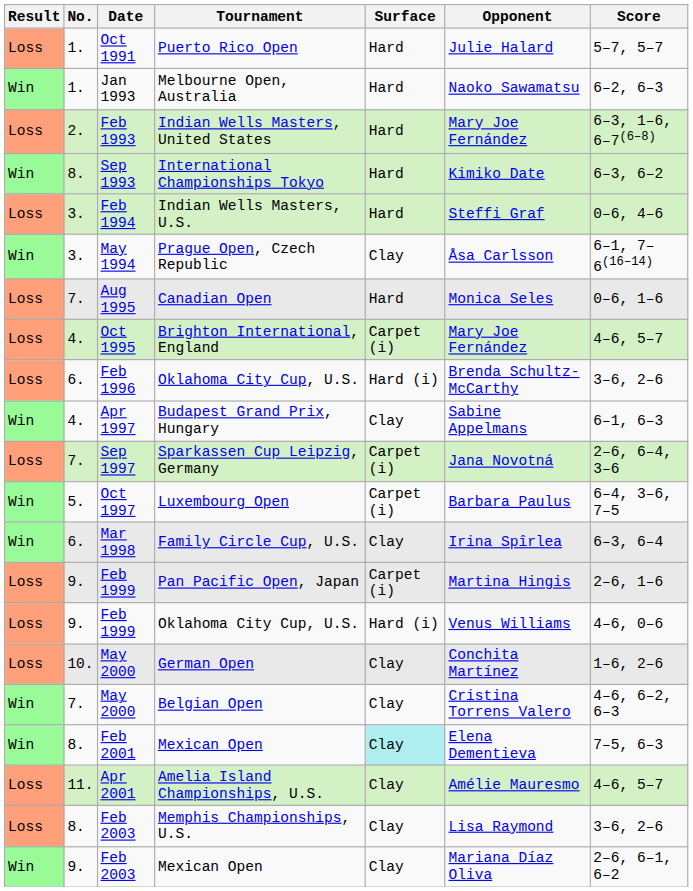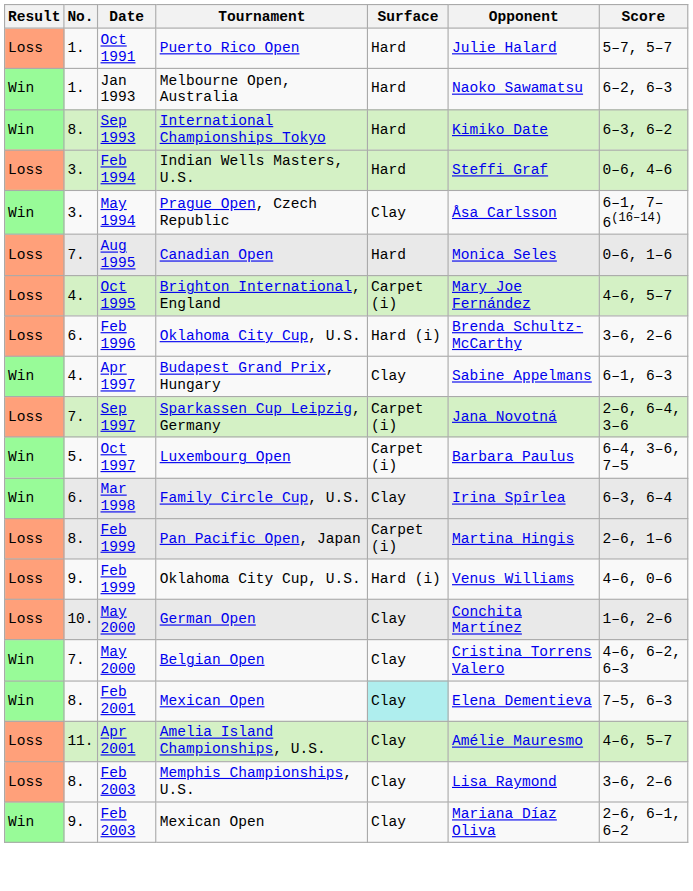- row: (118, 131)
(76, 583) 9. -> (76, 539) 8.
